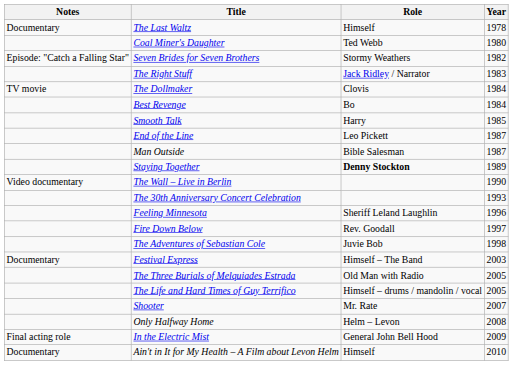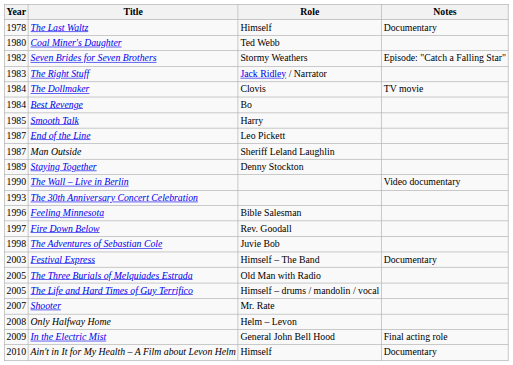columns swapped: (496, 12) <-> (68, 12)
(374, 151) Bible Salesman -> (287, 151) Sheriff Leland Laughlin
(376, 167) bold -> (272, 167) normal
(390, 213) Sheriff Leland Laughlin -> (271, 213) Bible Salesman
